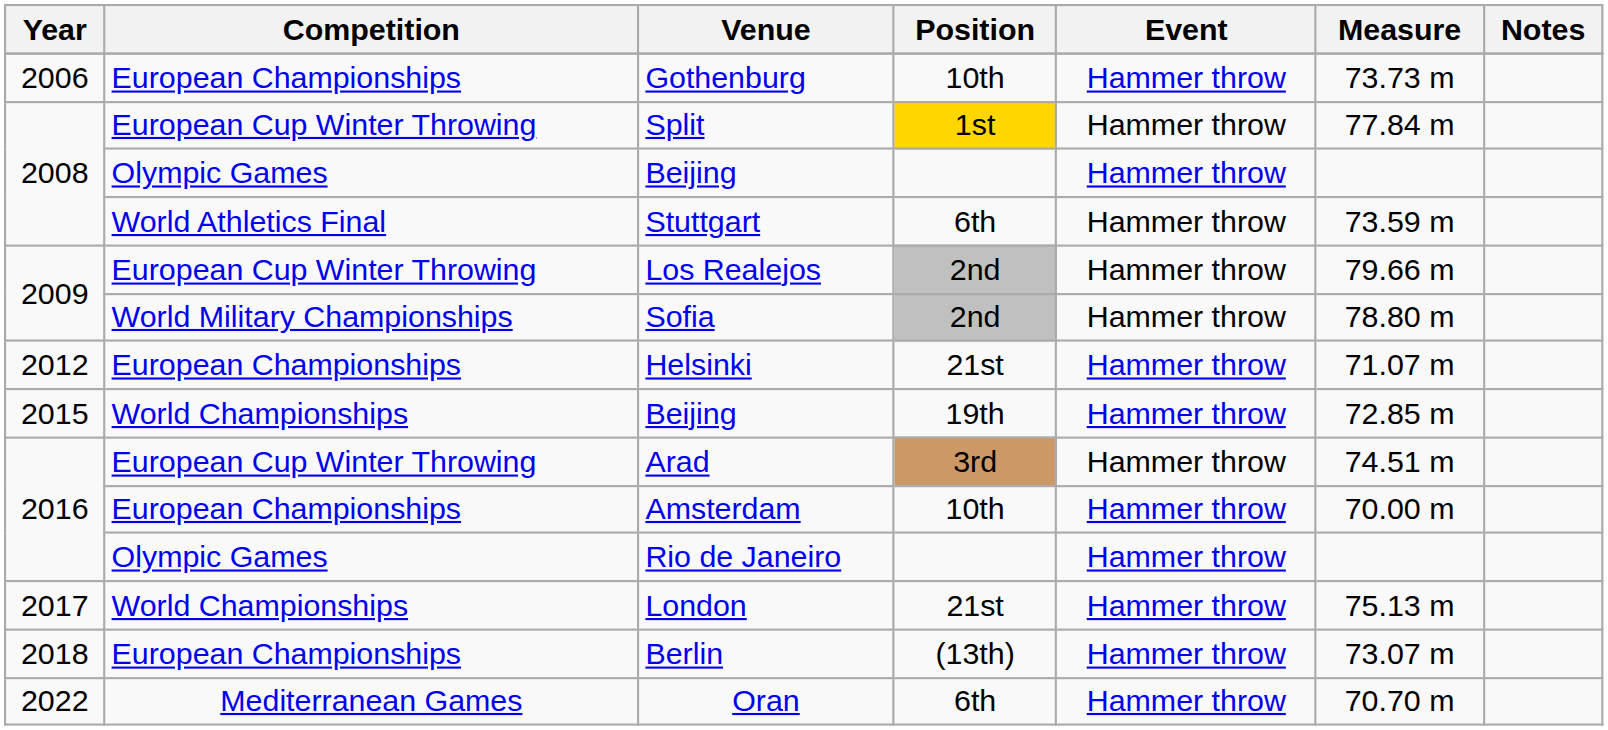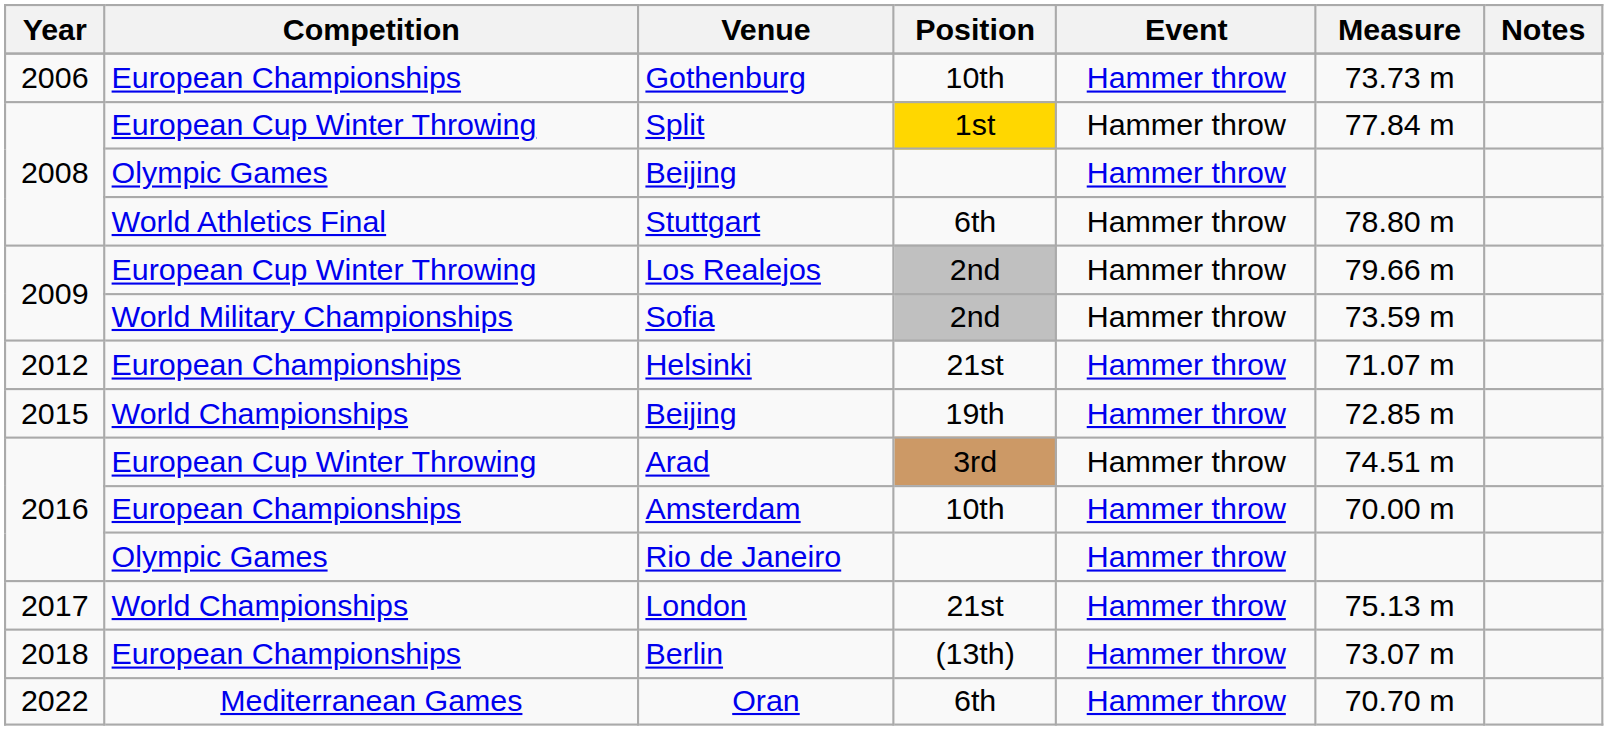(1400, 221) 73.59 m -> (1400, 221) 78.80 m
(1400, 317) 78.80 m -> (1400, 317) 73.59 m
